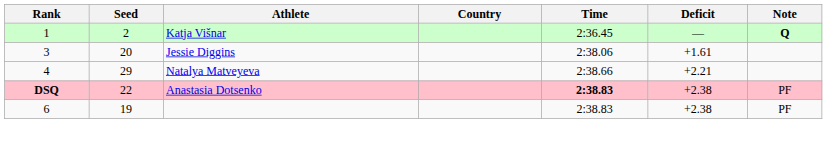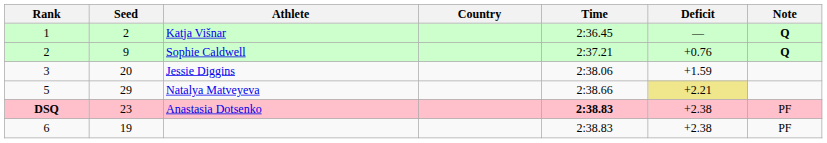+ row: (206, 52)
(698, 52) +1.61 -> (698, 71) +1.59
(47, 71) 4 -> (47, 90) 5
(698, 71) no background -> (698, 90) khaki background
(126, 90) 22 -> (126, 109) 23
